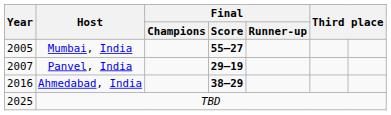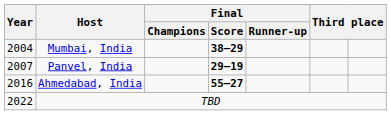(20, 48) 2005 -> (20, 48) 2004
(227, 48) 55–27 -> (227, 48) 38–29
(227, 84) 38–29 -> (227, 84) 55–27
(20, 101) 2025 -> (20, 101) 2022
